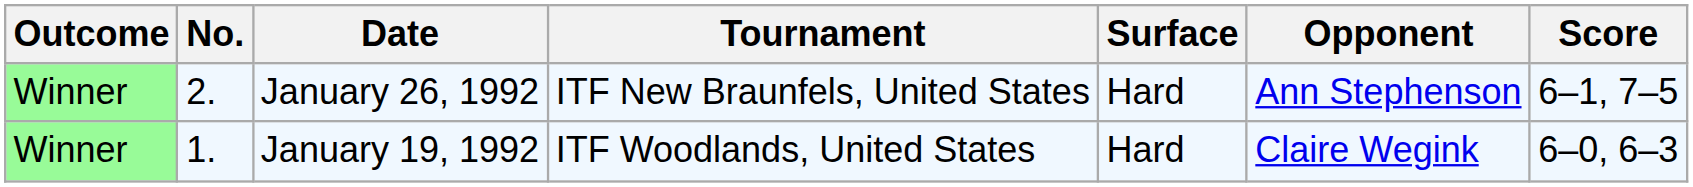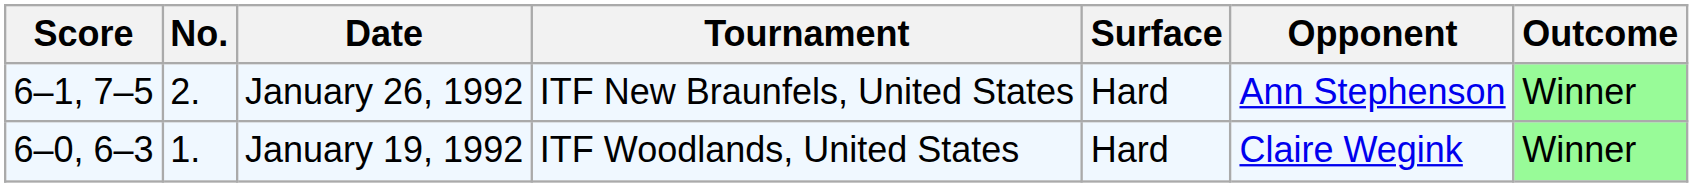columns swapped: (92, 33) <-> (1608, 33)
